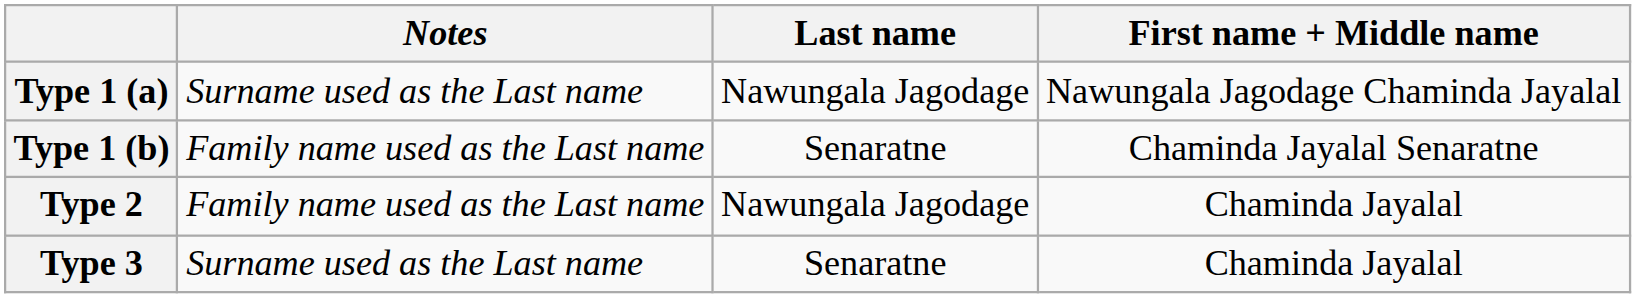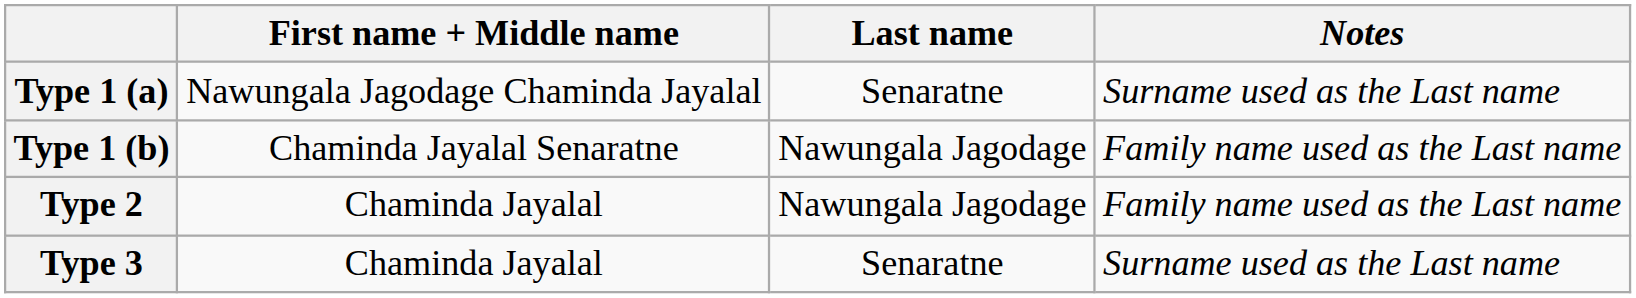columns swapped: (1334, 33) <-> (445, 33)
(875, 90) Nawungala Jagodage -> (932, 90) Senaratne
(875, 147) Senaratne -> (932, 147) Nawungala Jagodage
